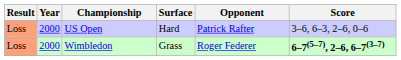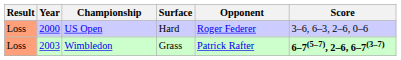(226, 28) Patrick Rafter -> (227, 28) Roger Federer
(50, 46) 2000 -> (50, 46) 2003
(227, 46) Roger Federer -> (226, 46) Patrick Rafter
